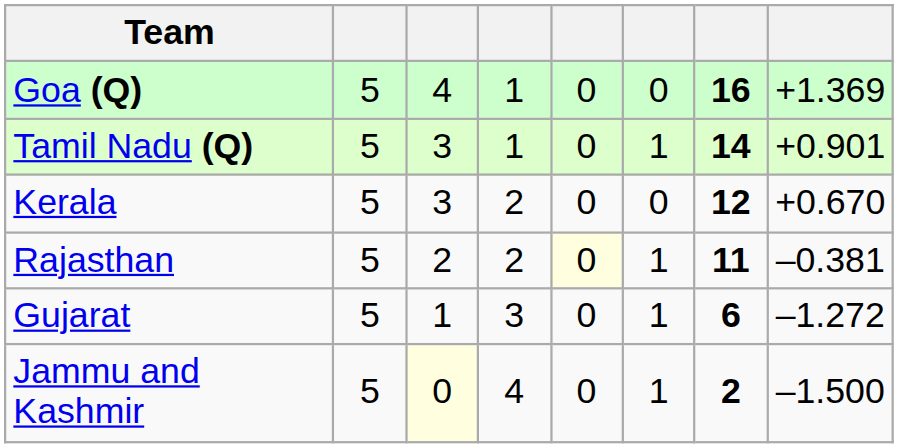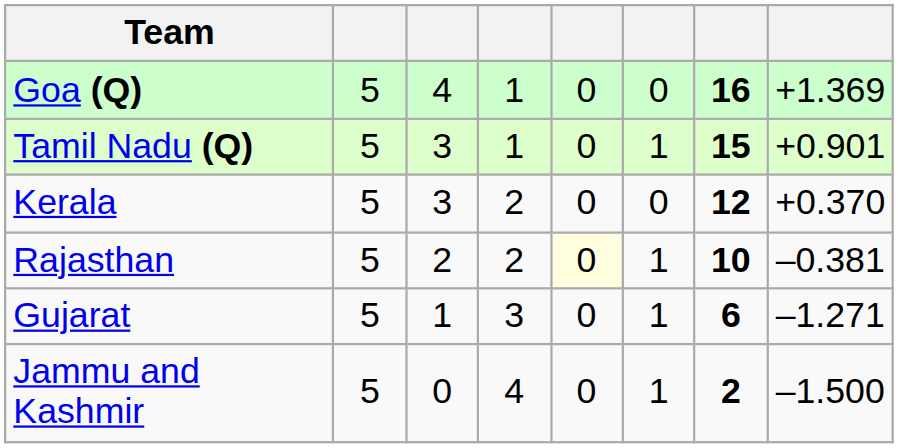(731, 145) 14 -> (731, 145) 15
(830, 202) +0.670 -> (830, 202) +0.370
(731, 259) 11 -> (731, 259) 10
(830, 315) –1.272 -> (830, 315) –1.271
(442, 392) lightyellow background -> (442, 392) no background
